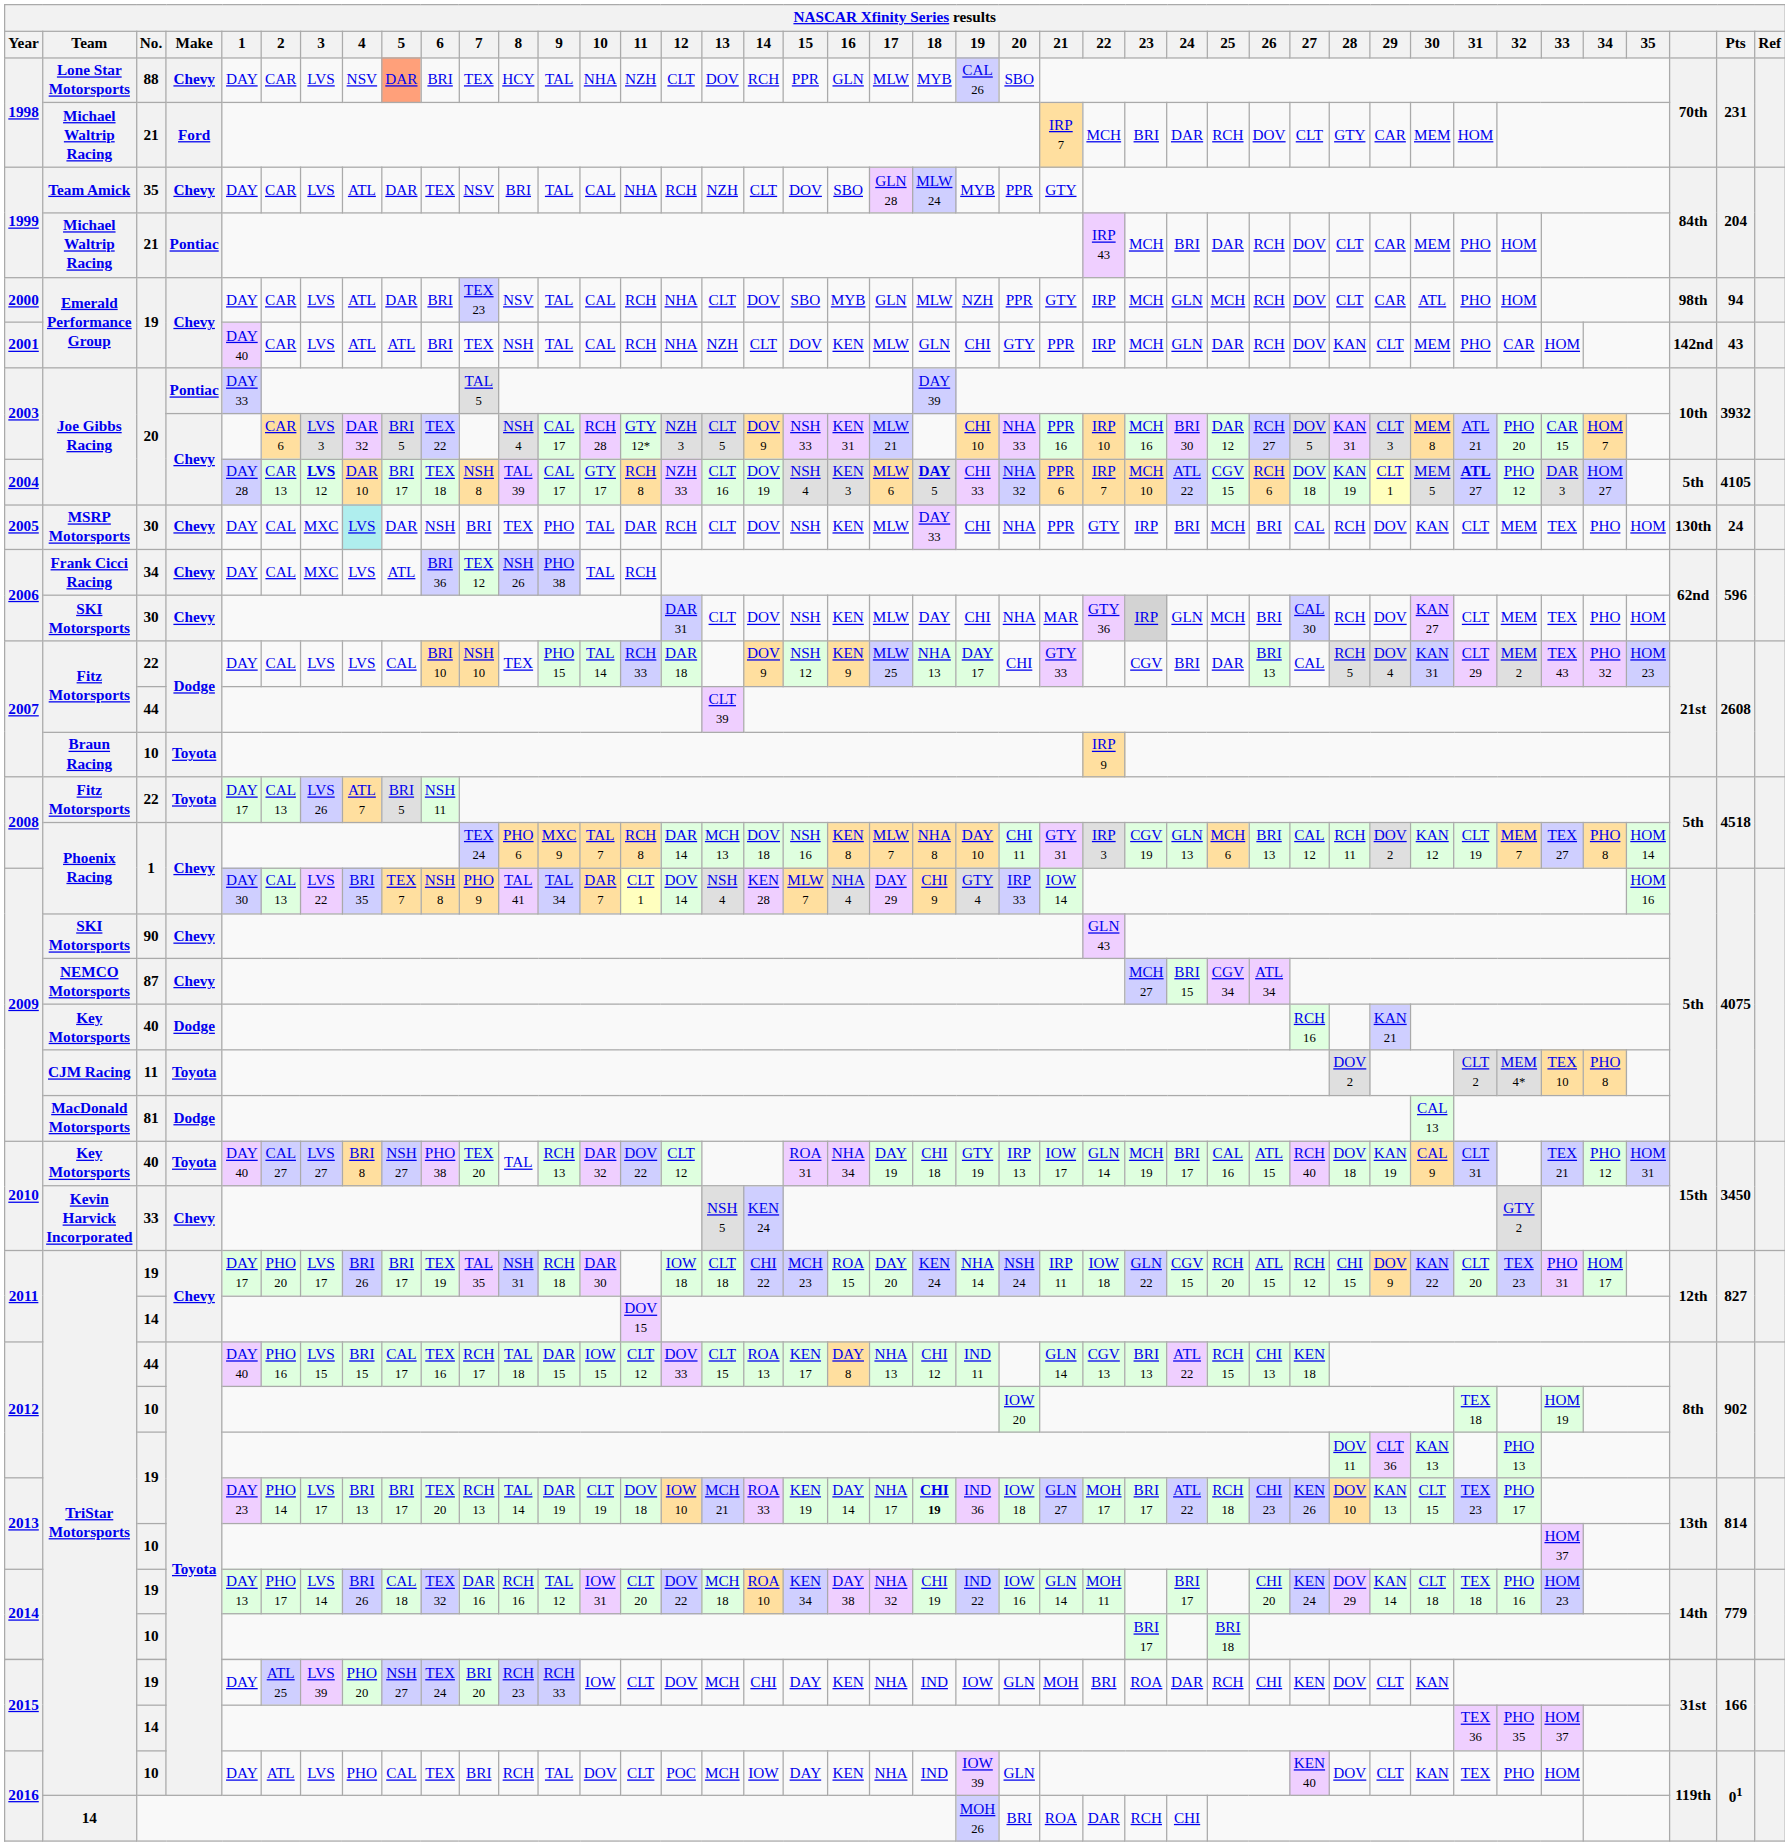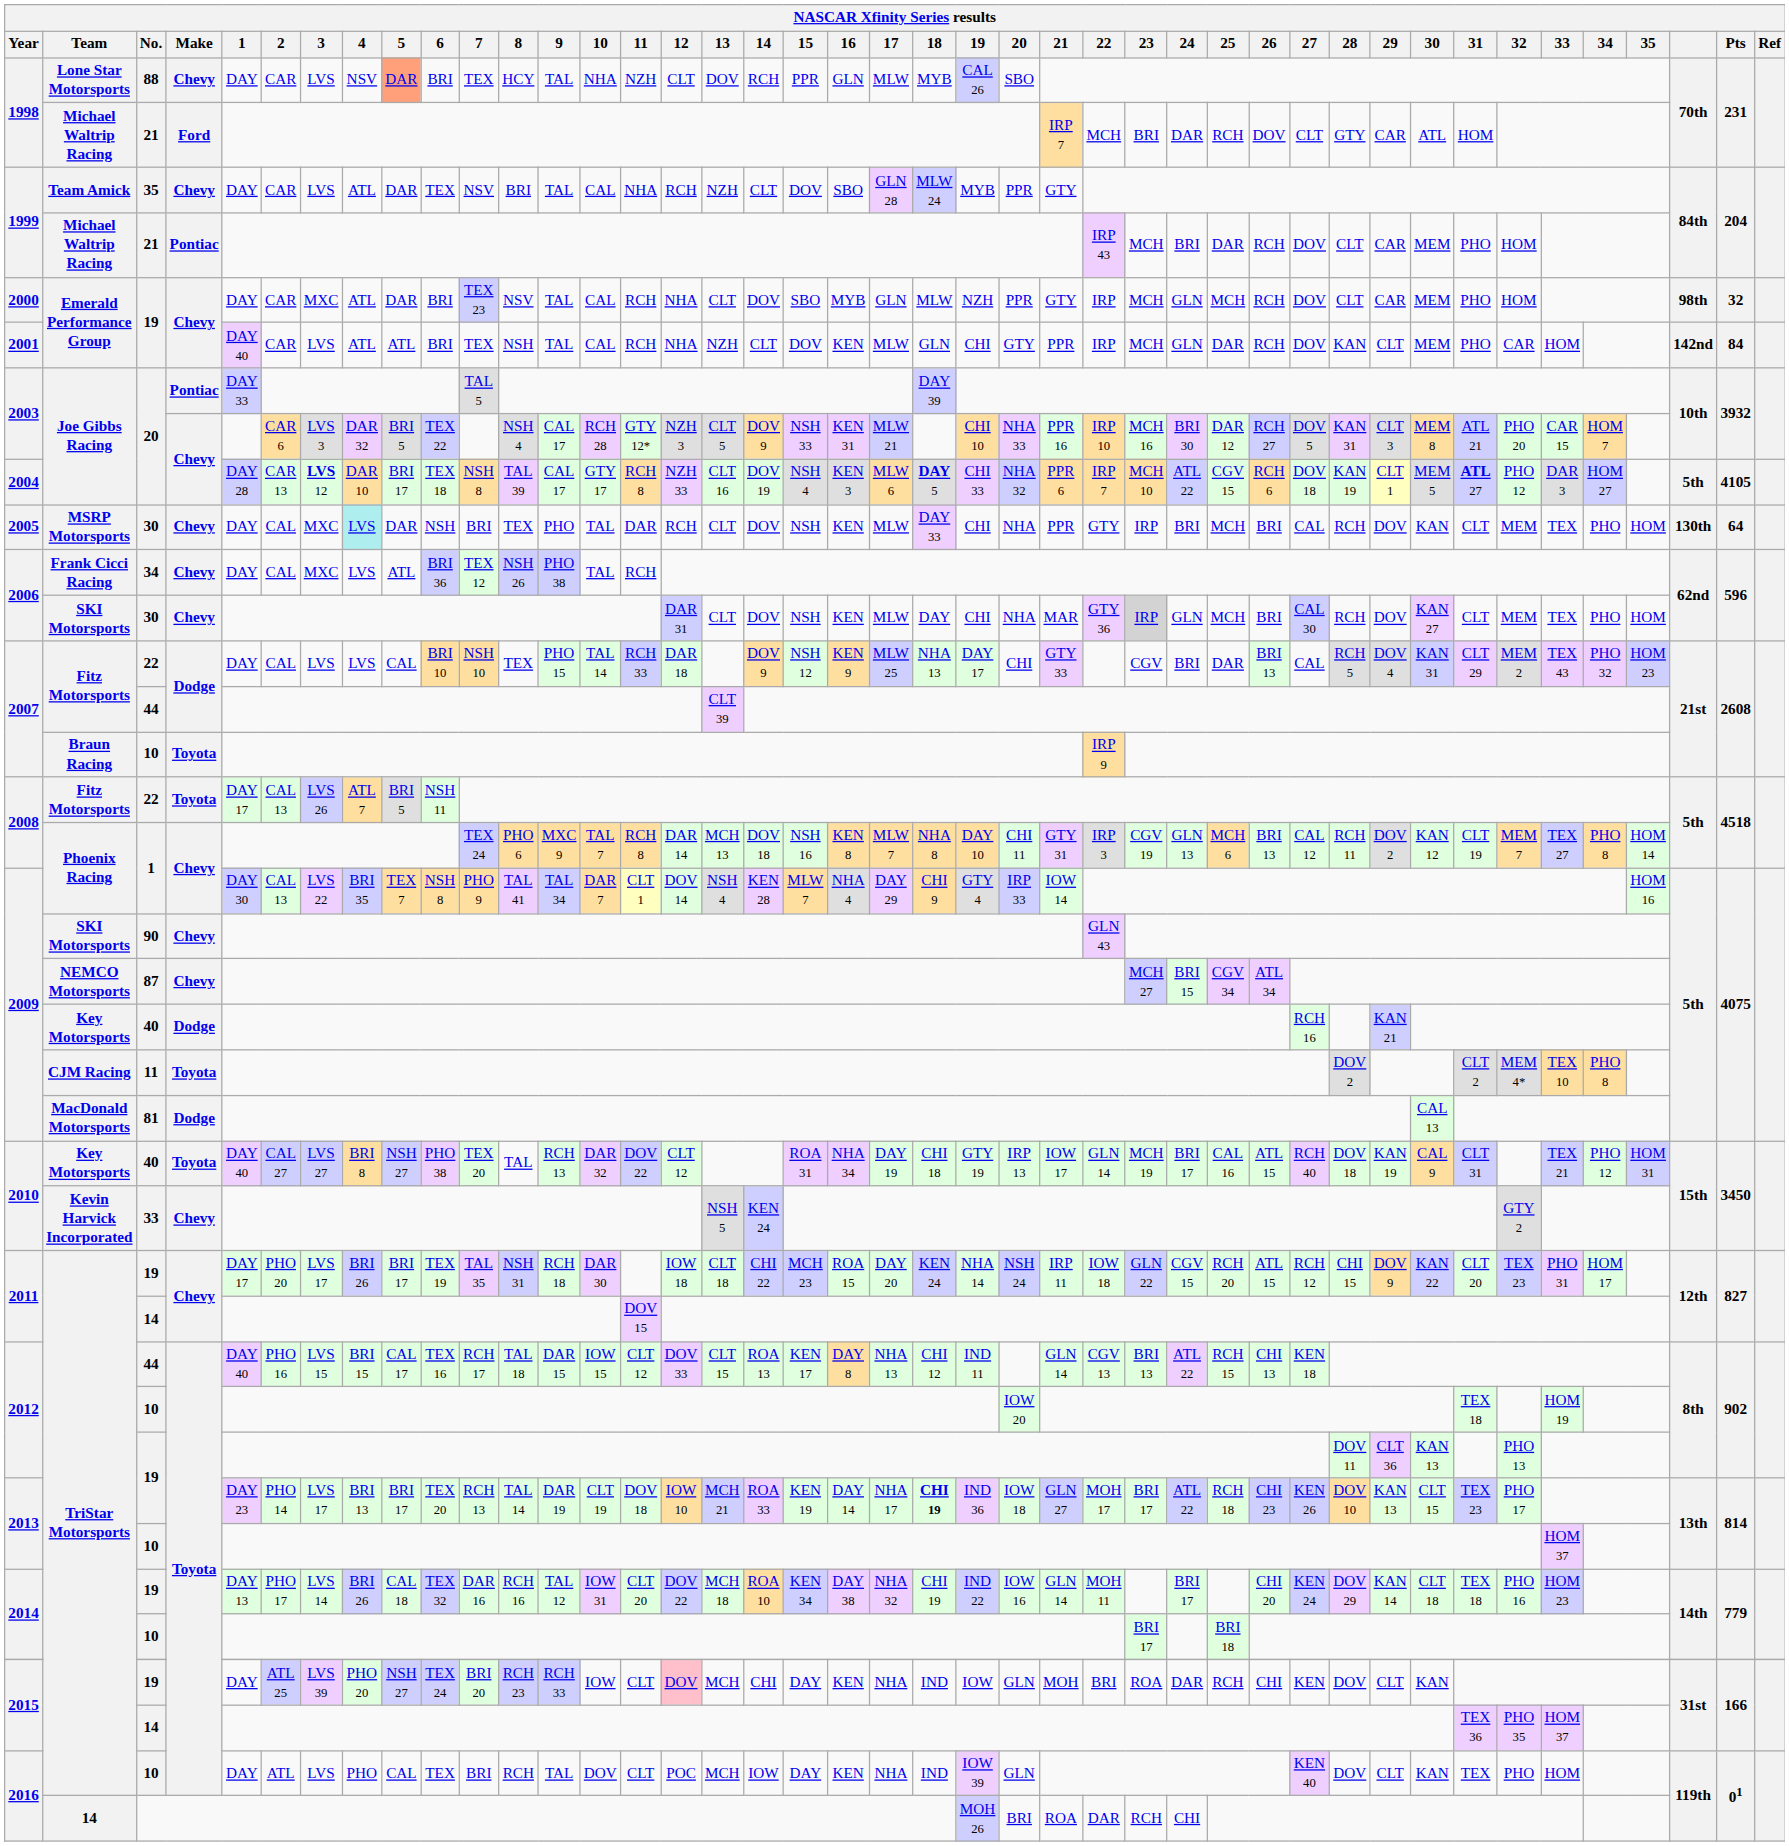(1432, 134) MEM -> (1432, 134) ATL
(321, 299) LVS -> (321, 299) MXC
(1432, 299) ATL -> (1432, 299) MEM
(1736, 299) 94 -> (1736, 299) 32
(1736, 345) 43 -> (1736, 345) 84
(1736, 527) 24 -> (1736, 527) 64
(681, 1682) no background -> (681, 1682) pink background
